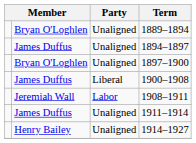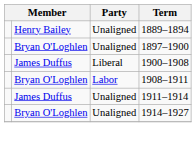(51, 29) Bryan O'Loghlen -> (43, 29) Henry Bailey
- row: (165, 46)
(44, 96) Jeremiah Wall -> (51, 79) Bryan O'Loghlen
(43, 130) Henry Bailey -> (51, 113) Bryan O'Loghlen
